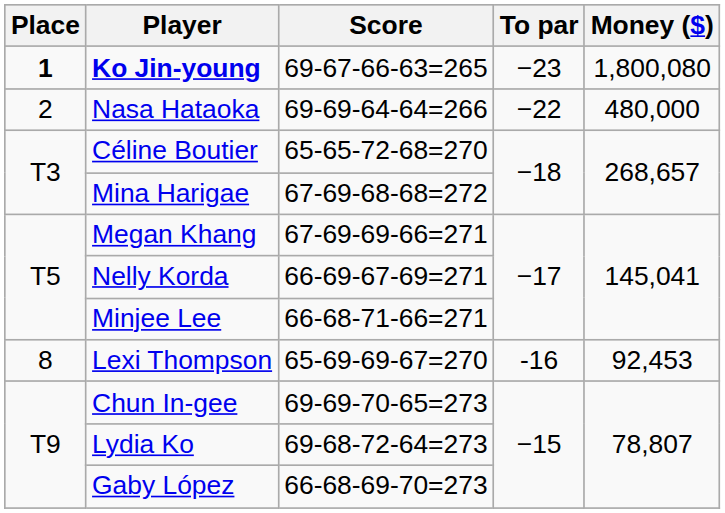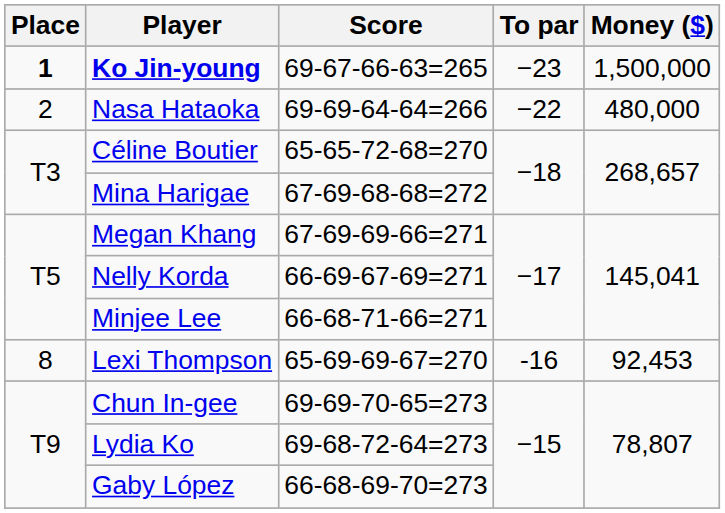(652, 67) 1,800,080 -> (652, 67) 1,500,000
